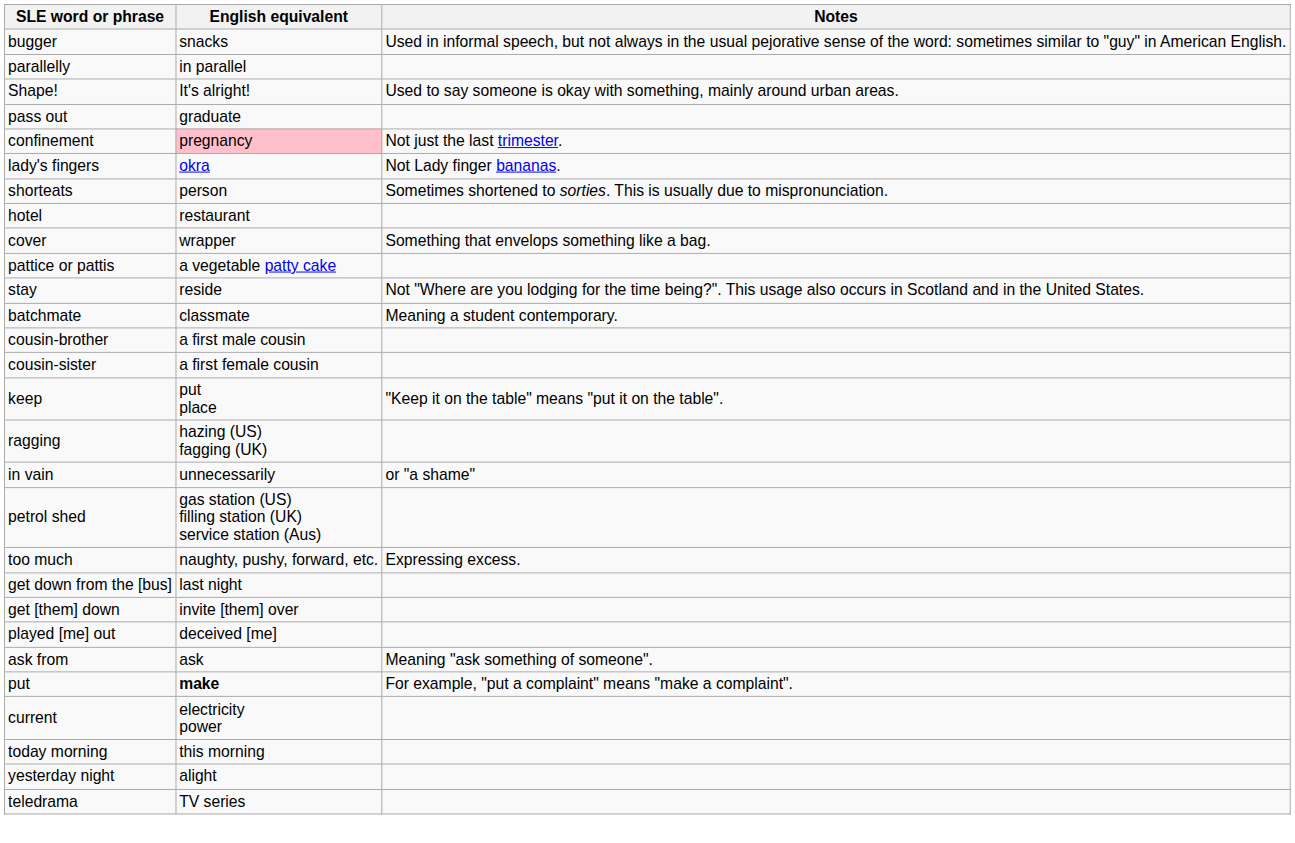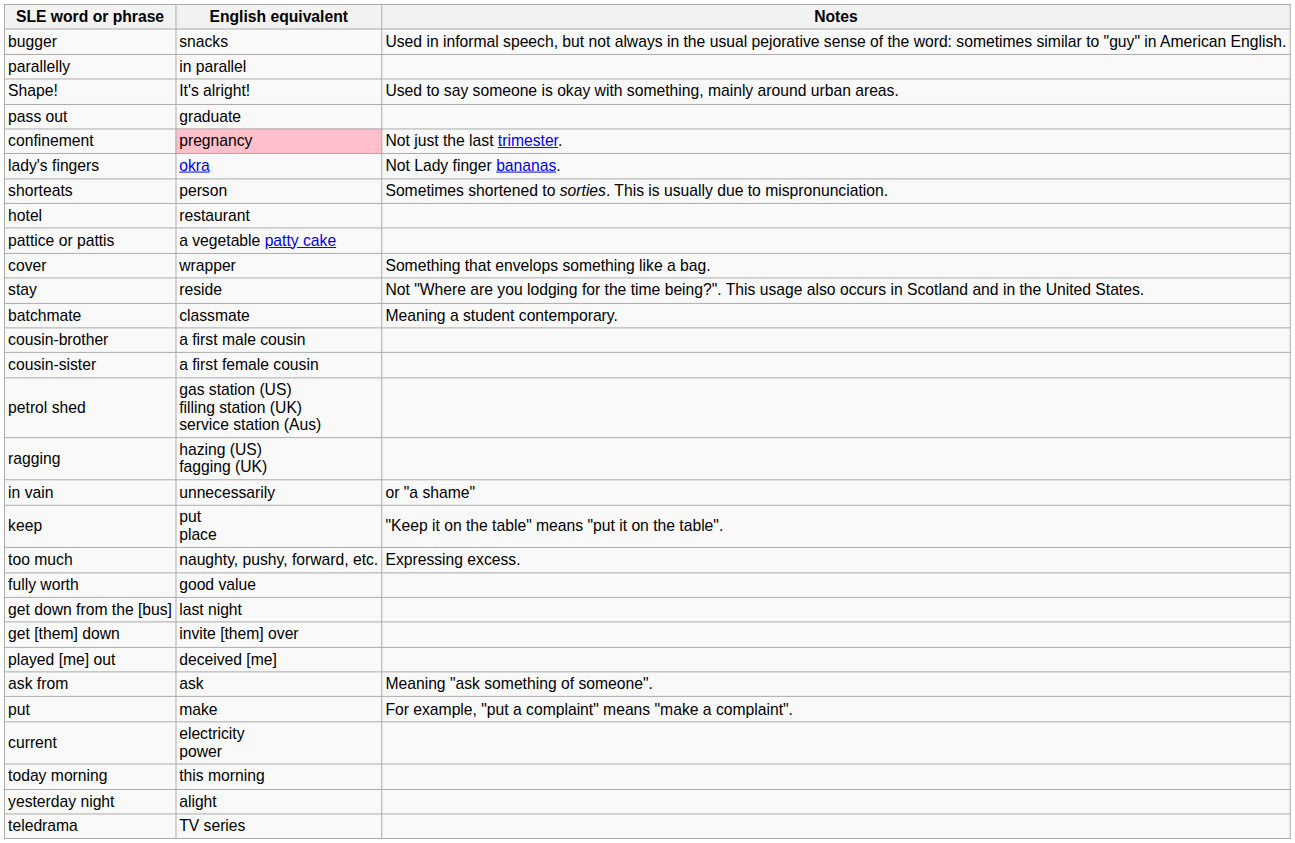rows swapped: (27, 240) <-> (61, 265)
rows swapped: (47, 517) <-> (25, 398)
+ row: (43, 584)
(199, 684) bold -> (198, 709) normal
